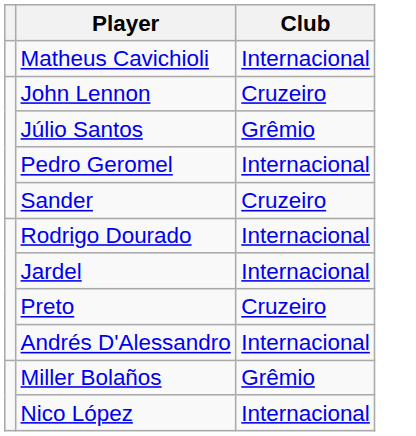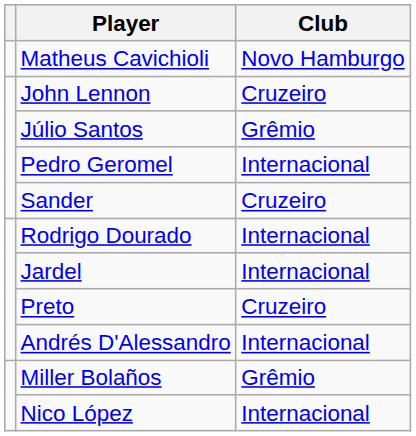(306, 58) Internacional -> (323, 58) Novo Hamburgo
